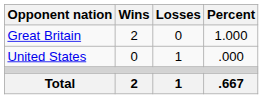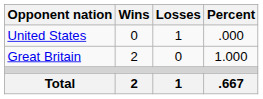rows swapped: (44, 35) <-> (47, 56)
